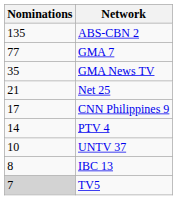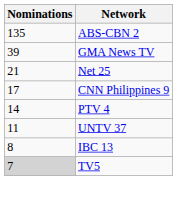- row: (96, 52)
(13, 71) 35 -> (13, 52) 39
(13, 147) 10 -> (13, 128) 11
